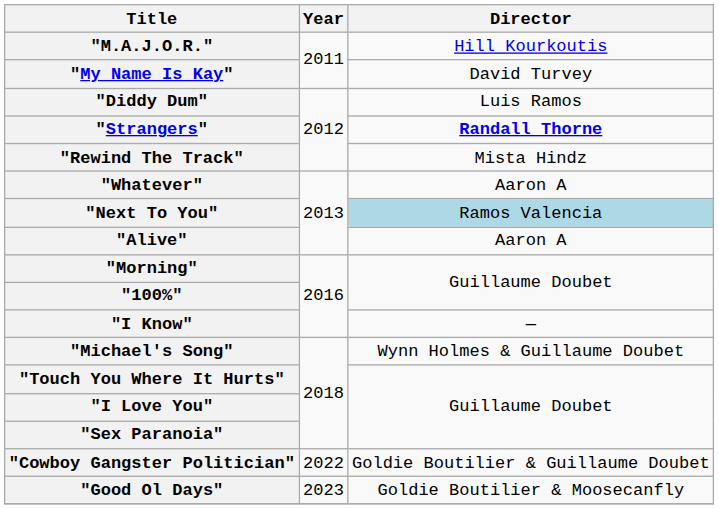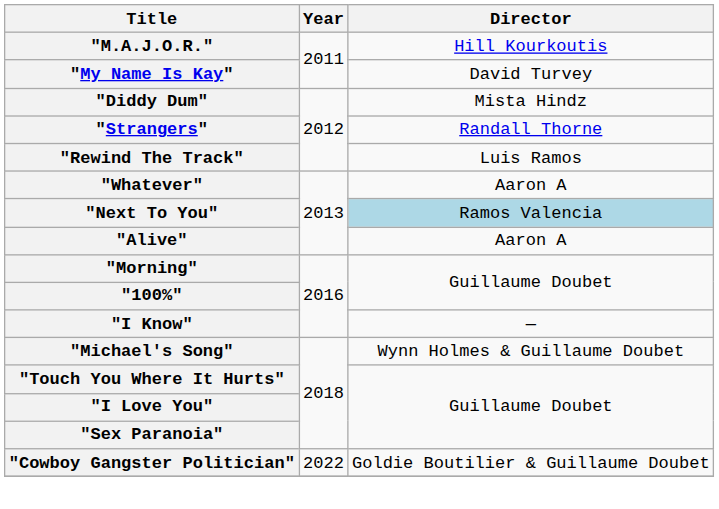(531, 102) Luis Ramos -> (531, 102) Mista Hindz
(531, 130) bold -> (531, 130) normal
(531, 157) Mista Hindz -> (531, 157) Luis Ramos
- row: (152, 490)
